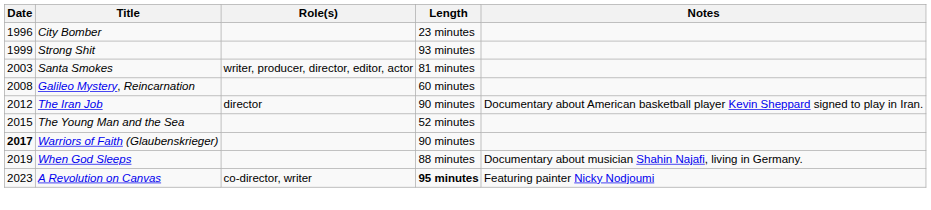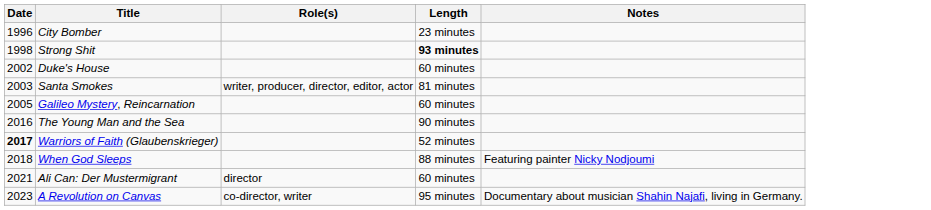(20, 50) 1999 -> (20, 50) 1998
(447, 50) normal -> (449, 50) bold
+ row: (74, 68)
(20, 86) 2008 -> (20, 104) 2005
- row: (70, 104)
(20, 123) 2015 -> (20, 123) 2016
(447, 123) 52 minutes -> (447, 123) 90 minutes
(447, 141) 90 minutes -> (447, 141) 52 minutes
(20, 159) 2019 -> (20, 159) 2018
(643, 159) Documentary about musician Shahin Najafi, living in Germany. -> (569, 159) Featuring painter Nicky Nodjoumi
+ row: (107, 178)
(449, 178) bold -> (447, 196) normal
(569, 178) Featuring painter Nicky Nodjoumi -> (643, 196) Documentary about musician Shahin Najafi, living in Germany.
